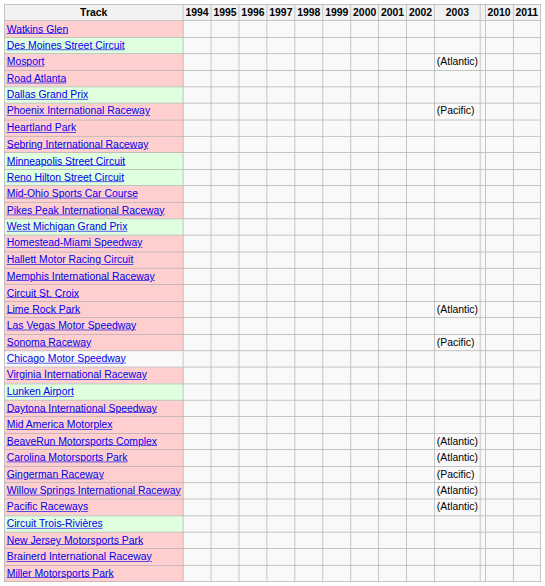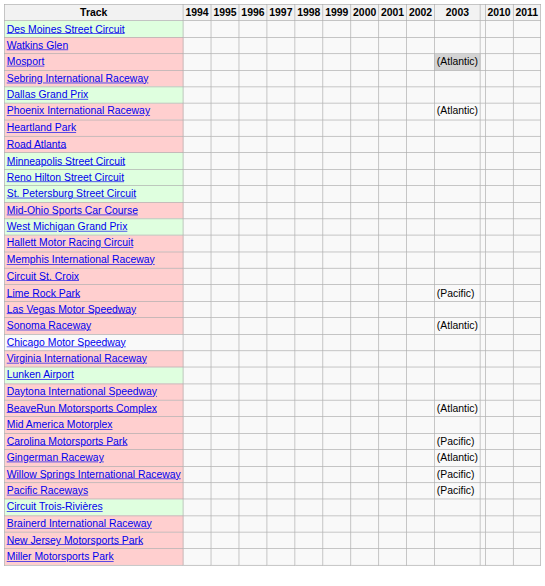rows swapped: (66, 45) <-> (37, 29)
(457, 62) no background -> (457, 62) lightgrey background
rows swapped: (36, 78) <-> (78, 144)
(456, 111) (Pacific) -> (457, 111) (Atlantic)
+ row: (71, 194)
- row: (86, 210)
- row: (75, 243)
(457, 309) (Atlantic) -> (456, 293) (Pacific)
(456, 342) (Pacific) -> (457, 326) (Atlantic)
rows swapped: (60, 425) <-> (82, 441)
(457, 458) (Atlantic) -> (456, 441) (Pacific)
(456, 474) (Pacific) -> (457, 458) (Atlantic)
(457, 491) (Atlantic) -> (456, 474) (Pacific)
(457, 507) (Atlantic) -> (456, 491) (Pacific)
rows swapped: (79, 557) <-> (75, 540)
